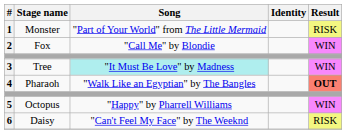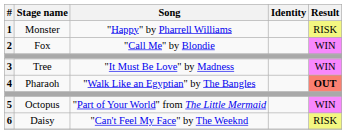(169, 29) "Part of Your World" from The Little Mermaid -> (169, 29) "Happy" by Pharrell Williams
(169, 67) paleturquoise background -> (169, 67) no background
(169, 104) "Happy" by Pharrell Williams -> (169, 104) "Part of Your World" from The Little Mermaid
